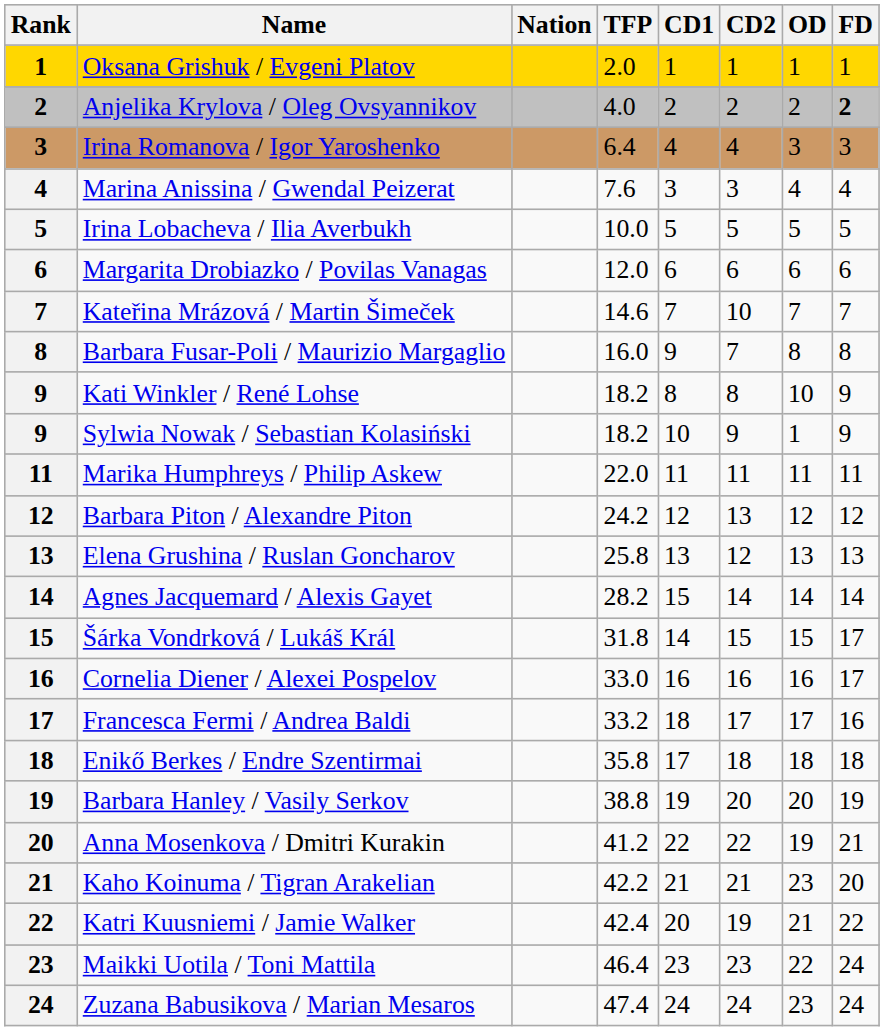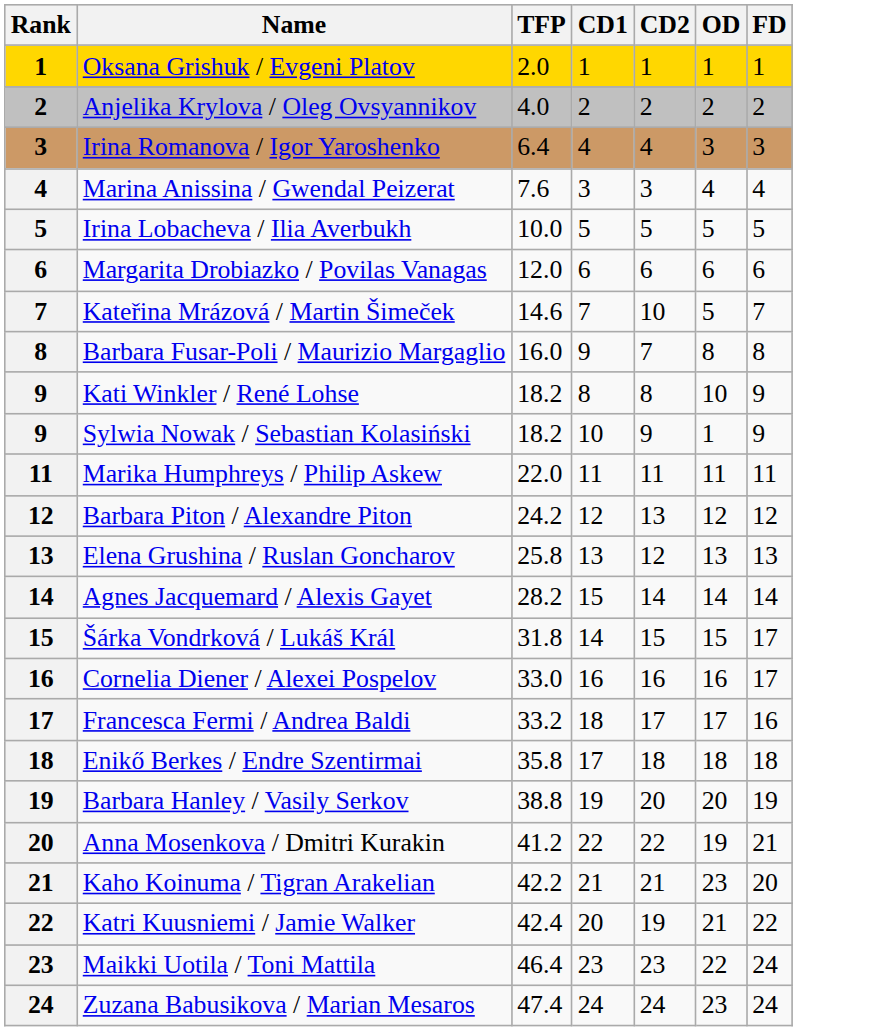- column: (554, 24)
(845, 106) bold -> (759, 106) normal
(794, 310) 7 -> (708, 310) 5
